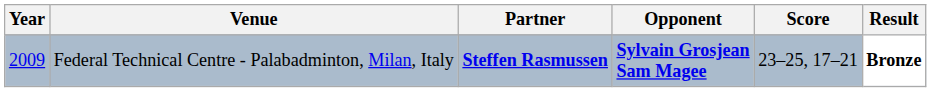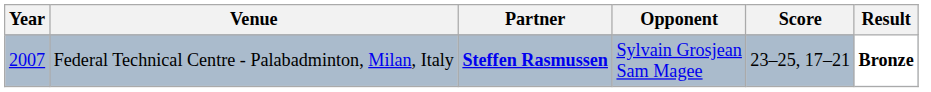(27, 60) 2009 -> (27, 60) 2007
(683, 60) bold -> (679, 60) normal
